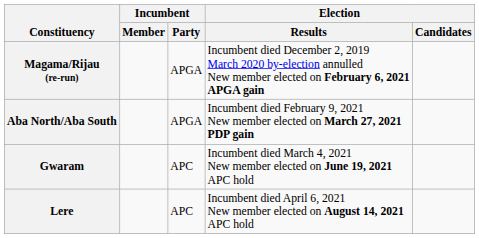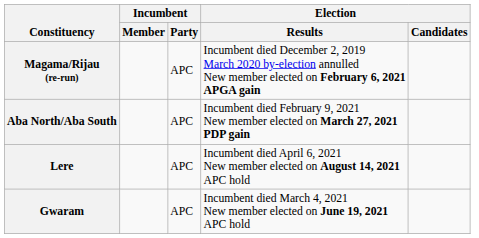(186, 70) APGA -> (182, 70) APC
(186, 121) APGA -> (182, 121) APC
rows swapped: (62, 166) <-> (62, 211)
